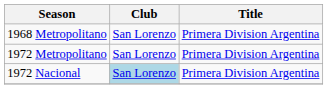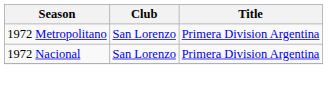- row: (57, 34)
(144, 73) lightblue background -> (144, 53) no background
